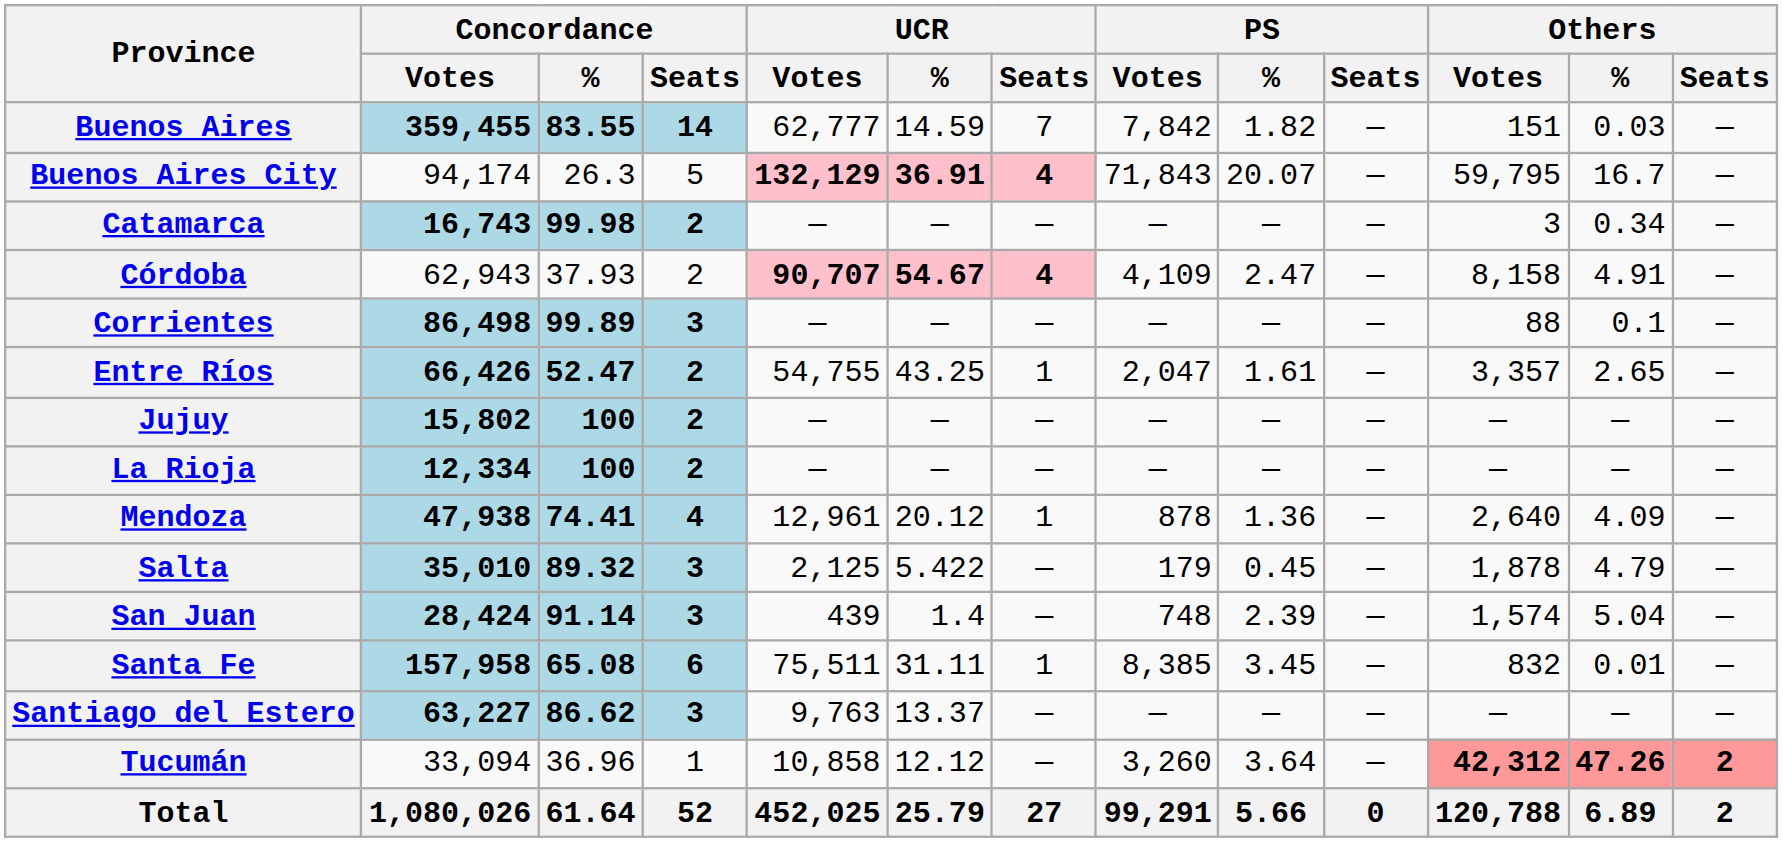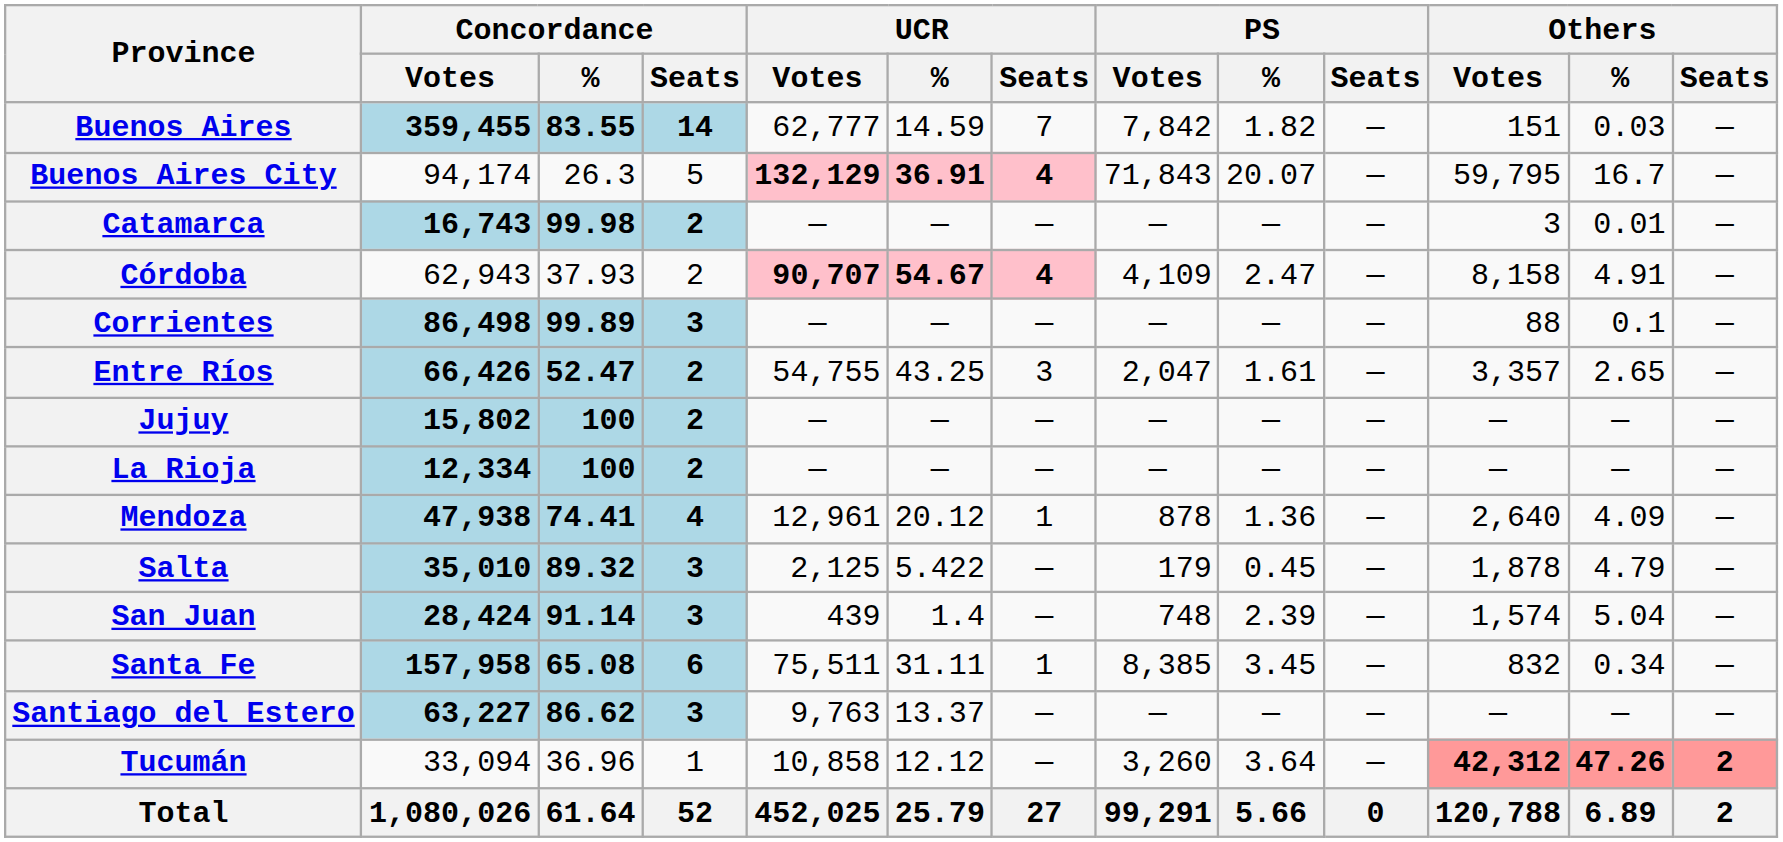(1629, 225) 0.34 -> (1629, 225) 0.01
(1044, 372) 1 -> (1044, 372) 3
(1629, 666) 0.01 -> (1629, 666) 0.34
